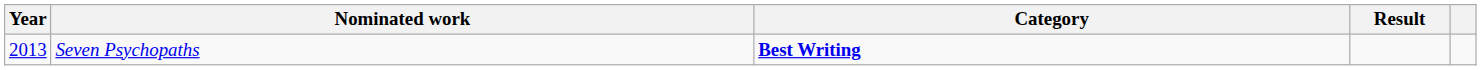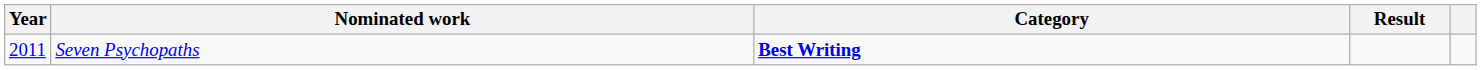(28, 49) 2013 -> (27, 49) 2011
